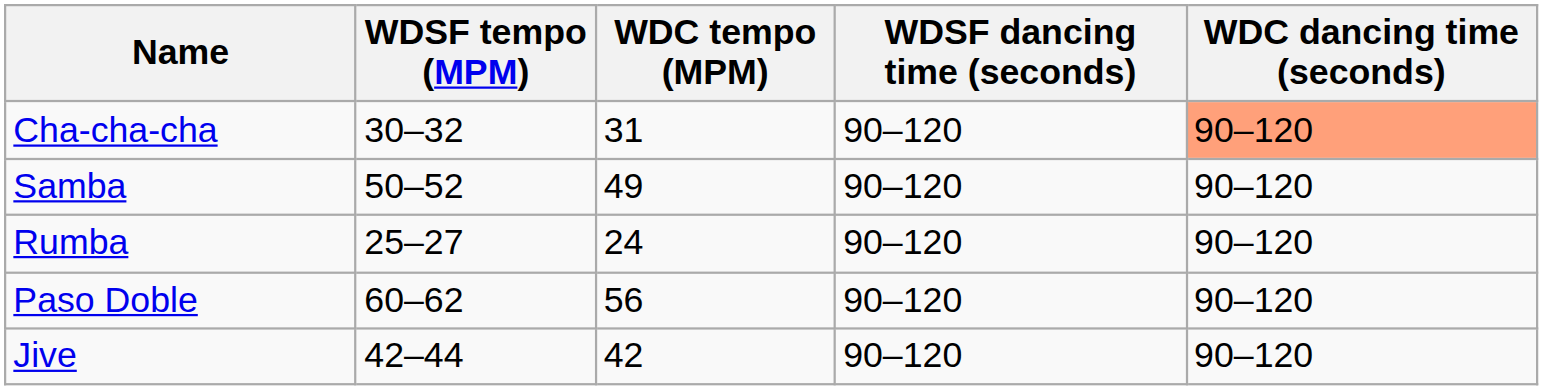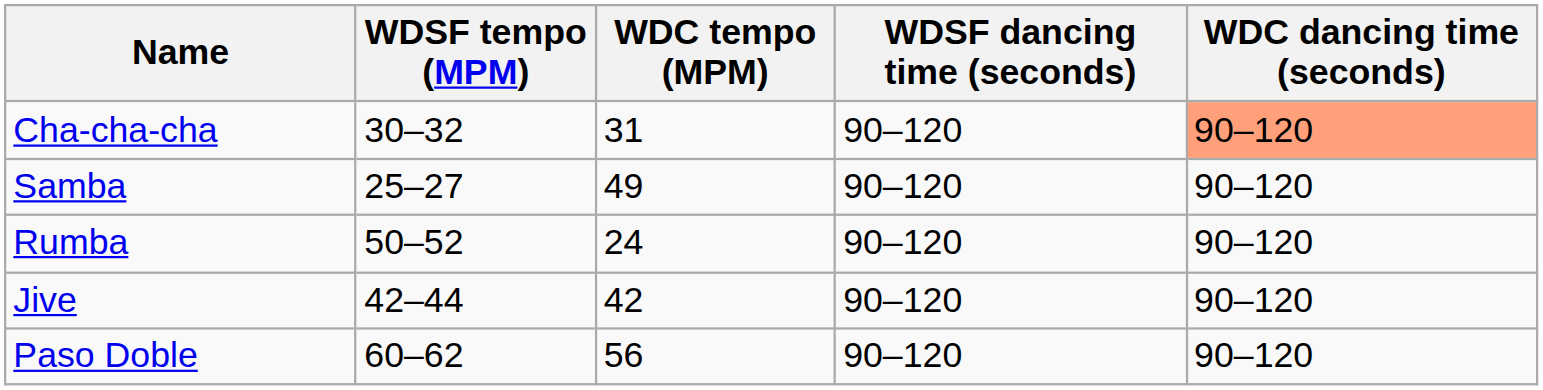(414, 186) 50–52 -> (414, 186) 25–27
(414, 242) 25–27 -> (414, 242) 50–52
rows swapped: (106, 299) <-> (45, 355)
